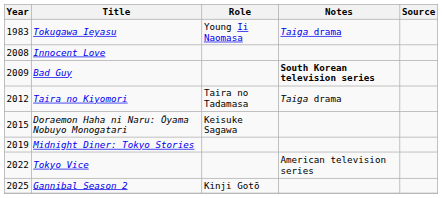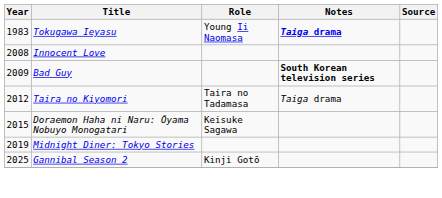(311, 32) normal -> (311, 32) bold
- row: (61, 165)
